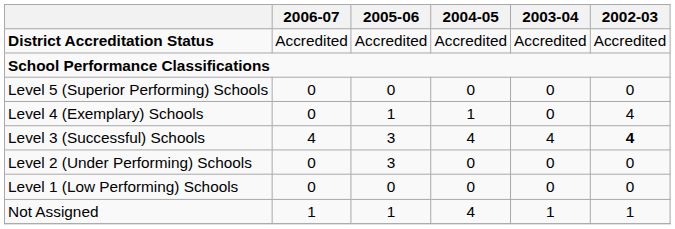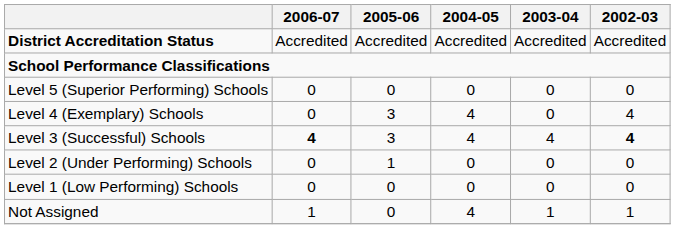(391, 114) 1 -> (391, 114) 3
(471, 114) 1 -> (471, 114) 4
(311, 138) normal -> (311, 138) bold
(391, 163) 3 -> (391, 163) 1
(391, 211) 1 -> (391, 211) 0
